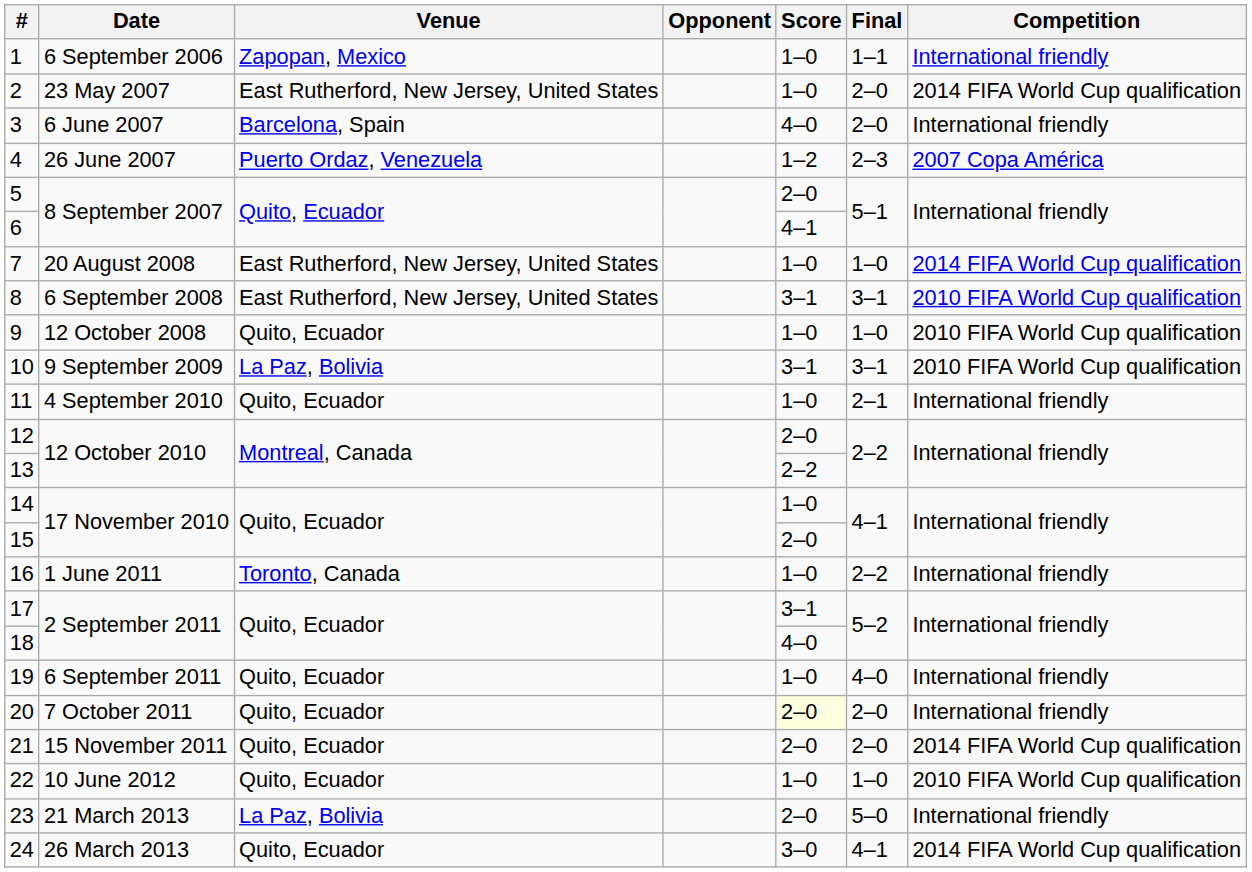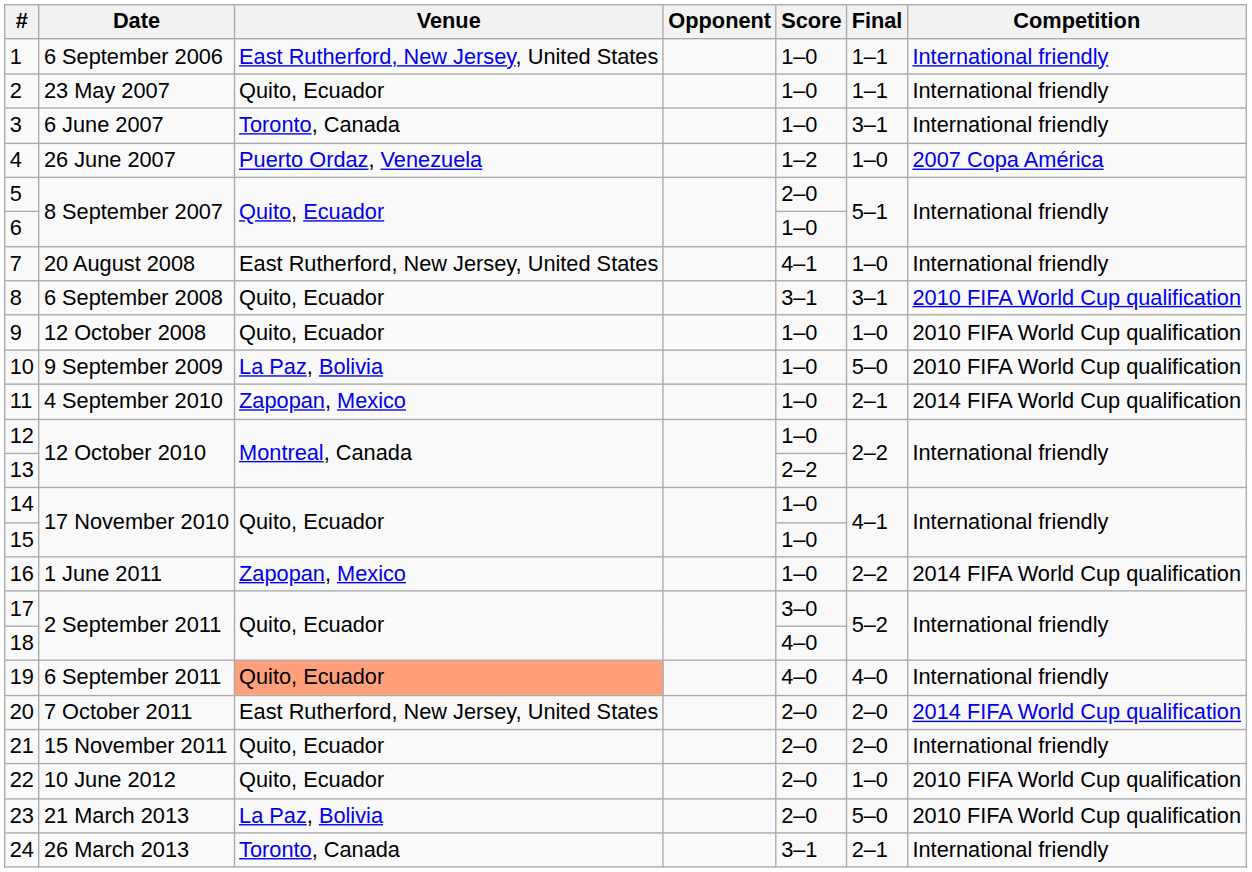(323, 56) Zapopan, Mexico -> (449, 56) East Rutherford, New Jersey, United States
(449, 90) East Rutherford, New Jersey, United States -> (312, 90) Quito, Ecuador
(870, 90) 2–0 -> (870, 90) 1–1
(1077, 90) 2014 FIFA World Cup qualification -> (1010, 90) International friendly
(322, 125) Barcelona, Spain -> (319, 125) Toronto, Canada
(799, 125) 4–0 -> (799, 125) 1–0
(870, 125) 2–0 -> (870, 125) 3–1
(870, 159) 2–3 -> (870, 159) 1–0
(799, 228) 4–1 -> (799, 228) 1–0
(799, 263) 1–0 -> (799, 263) 4–1
(1077, 263) 2014 FIFA World Cup qualification -> (1010, 263) International friendly
(449, 297) East Rutherford, New Jersey, United States -> (312, 297) Quito, Ecuador
(799, 366) 3–1 -> (799, 366) 1–0
(870, 366) 3–1 -> (870, 366) 5–0
(312, 401) Quito, Ecuador -> (323, 401) Zapopan, Mexico
(1010, 401) International friendly -> (1077, 401) 2014 FIFA World Cup qualification
(799, 435) 2–0 -> (799, 435) 1–0
(799, 539) 2–0 -> (799, 539) 1–0
(319, 573) Toronto, Canada -> (323, 573) Zapopan, Mexico
(1010, 573) International friendly -> (1077, 573) 2014 FIFA World Cup qualification
(799, 608) 3–1 -> (799, 608) 3–0
(312, 677) no background -> (312, 677) lightsalmon background
(799, 677) 1–0 -> (799, 677) 4–0
(312, 711) Quito, Ecuador -> (449, 711) East Rutherford, New Jersey, United States
(799, 711) lightyellow background -> (799, 711) no background
(1010, 711) International friendly -> (1077, 711) 2014 FIFA World Cup qualification
(1077, 746) 2014 FIFA World Cup qualification -> (1010, 746) International friendly
(799, 780) 1–0 -> (799, 780) 2–0
(1010, 815) International friendly -> (1077, 815) 2010 FIFA World Cup qualification
(312, 849) Quito, Ecuador -> (319, 849) Toronto, Canada
(799, 849) 3–0 -> (799, 849) 3–1
(870, 849) 4–1 -> (870, 849) 2–1
(1077, 849) 2014 FIFA World Cup qualification -> (1010, 849) International friendly
